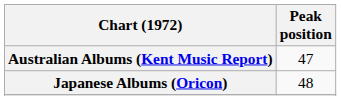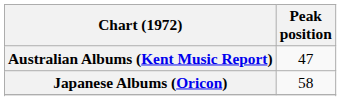(306, 82) 48 -> (306, 82) 58
